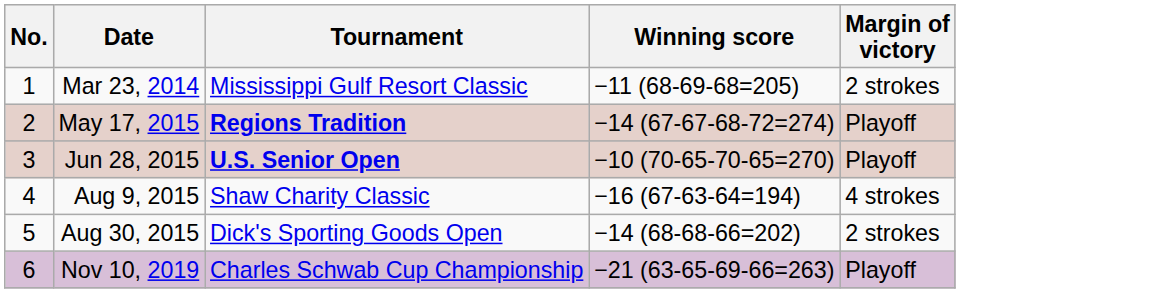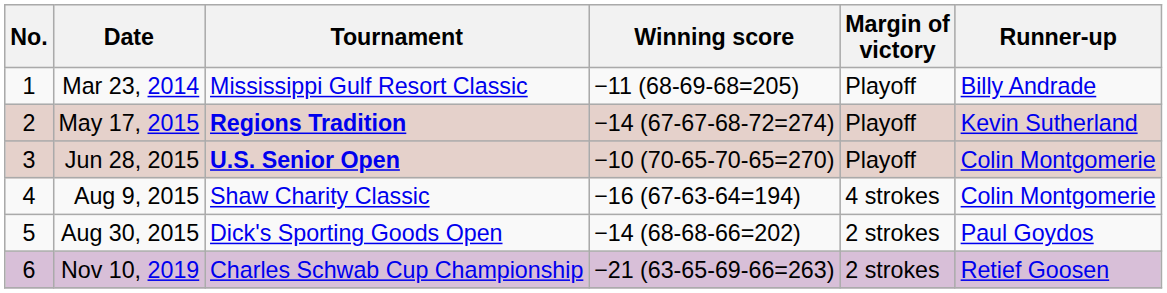+ column: (1058, 36)
(892, 86) 2 strokes -> (881, 86) Playoff
(881, 270) Playoff -> (892, 270) 2 strokes
